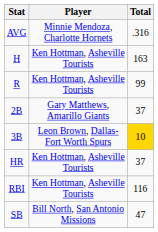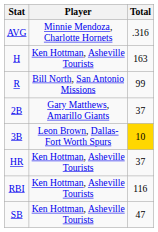(78, 84) Ken Hottman, Asheville Tourists -> (78, 84) Bill North, San Antonio Missions
(78, 214) Bill North, San Antonio Missions -> (78, 214) Ken Hottman, Asheville Tourists
